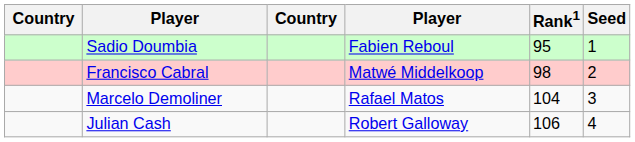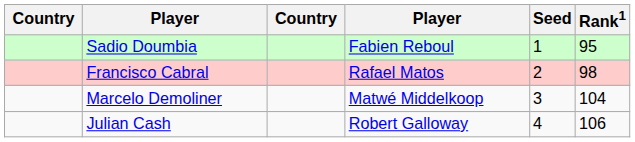columns swapped: (556, 19) <-> (607, 19)
(416, 72) Matwé Middelkoop -> (396, 72) Rafael Matos
(396, 98) Rafael Matos -> (416, 98) Matwé Middelkoop
